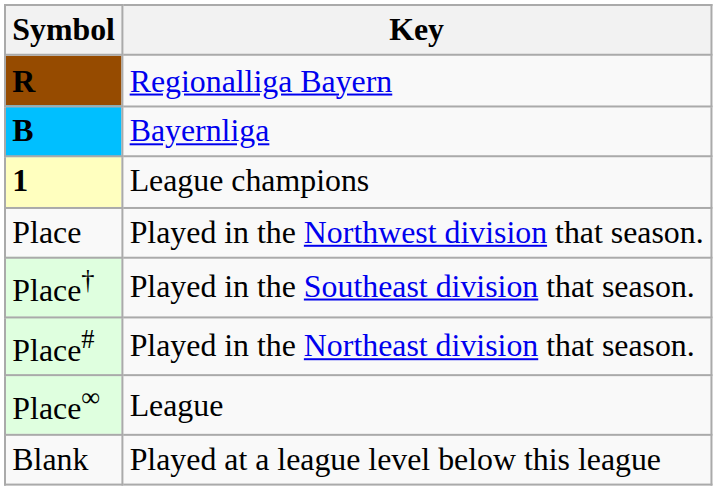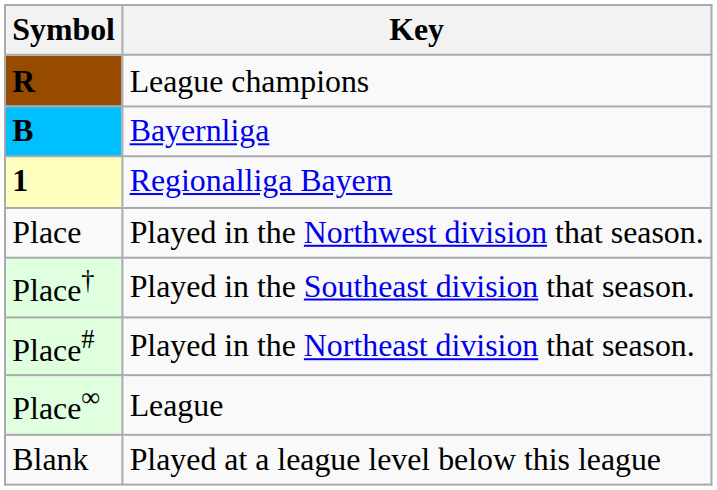(261, 80) Regionalliga Bayern -> (249, 80) League champions
(249, 181) League champions -> (261, 181) Regionalliga Bayern
